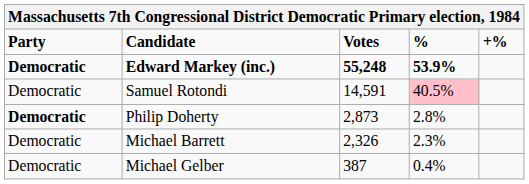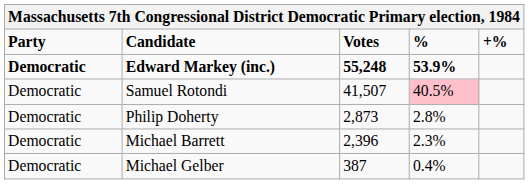(365, 91) 14,591 -> (365, 91) 41,507
(47, 116) bold -> (45, 116) normal
(361, 141) 2,326 -> (361, 141) 2,396
